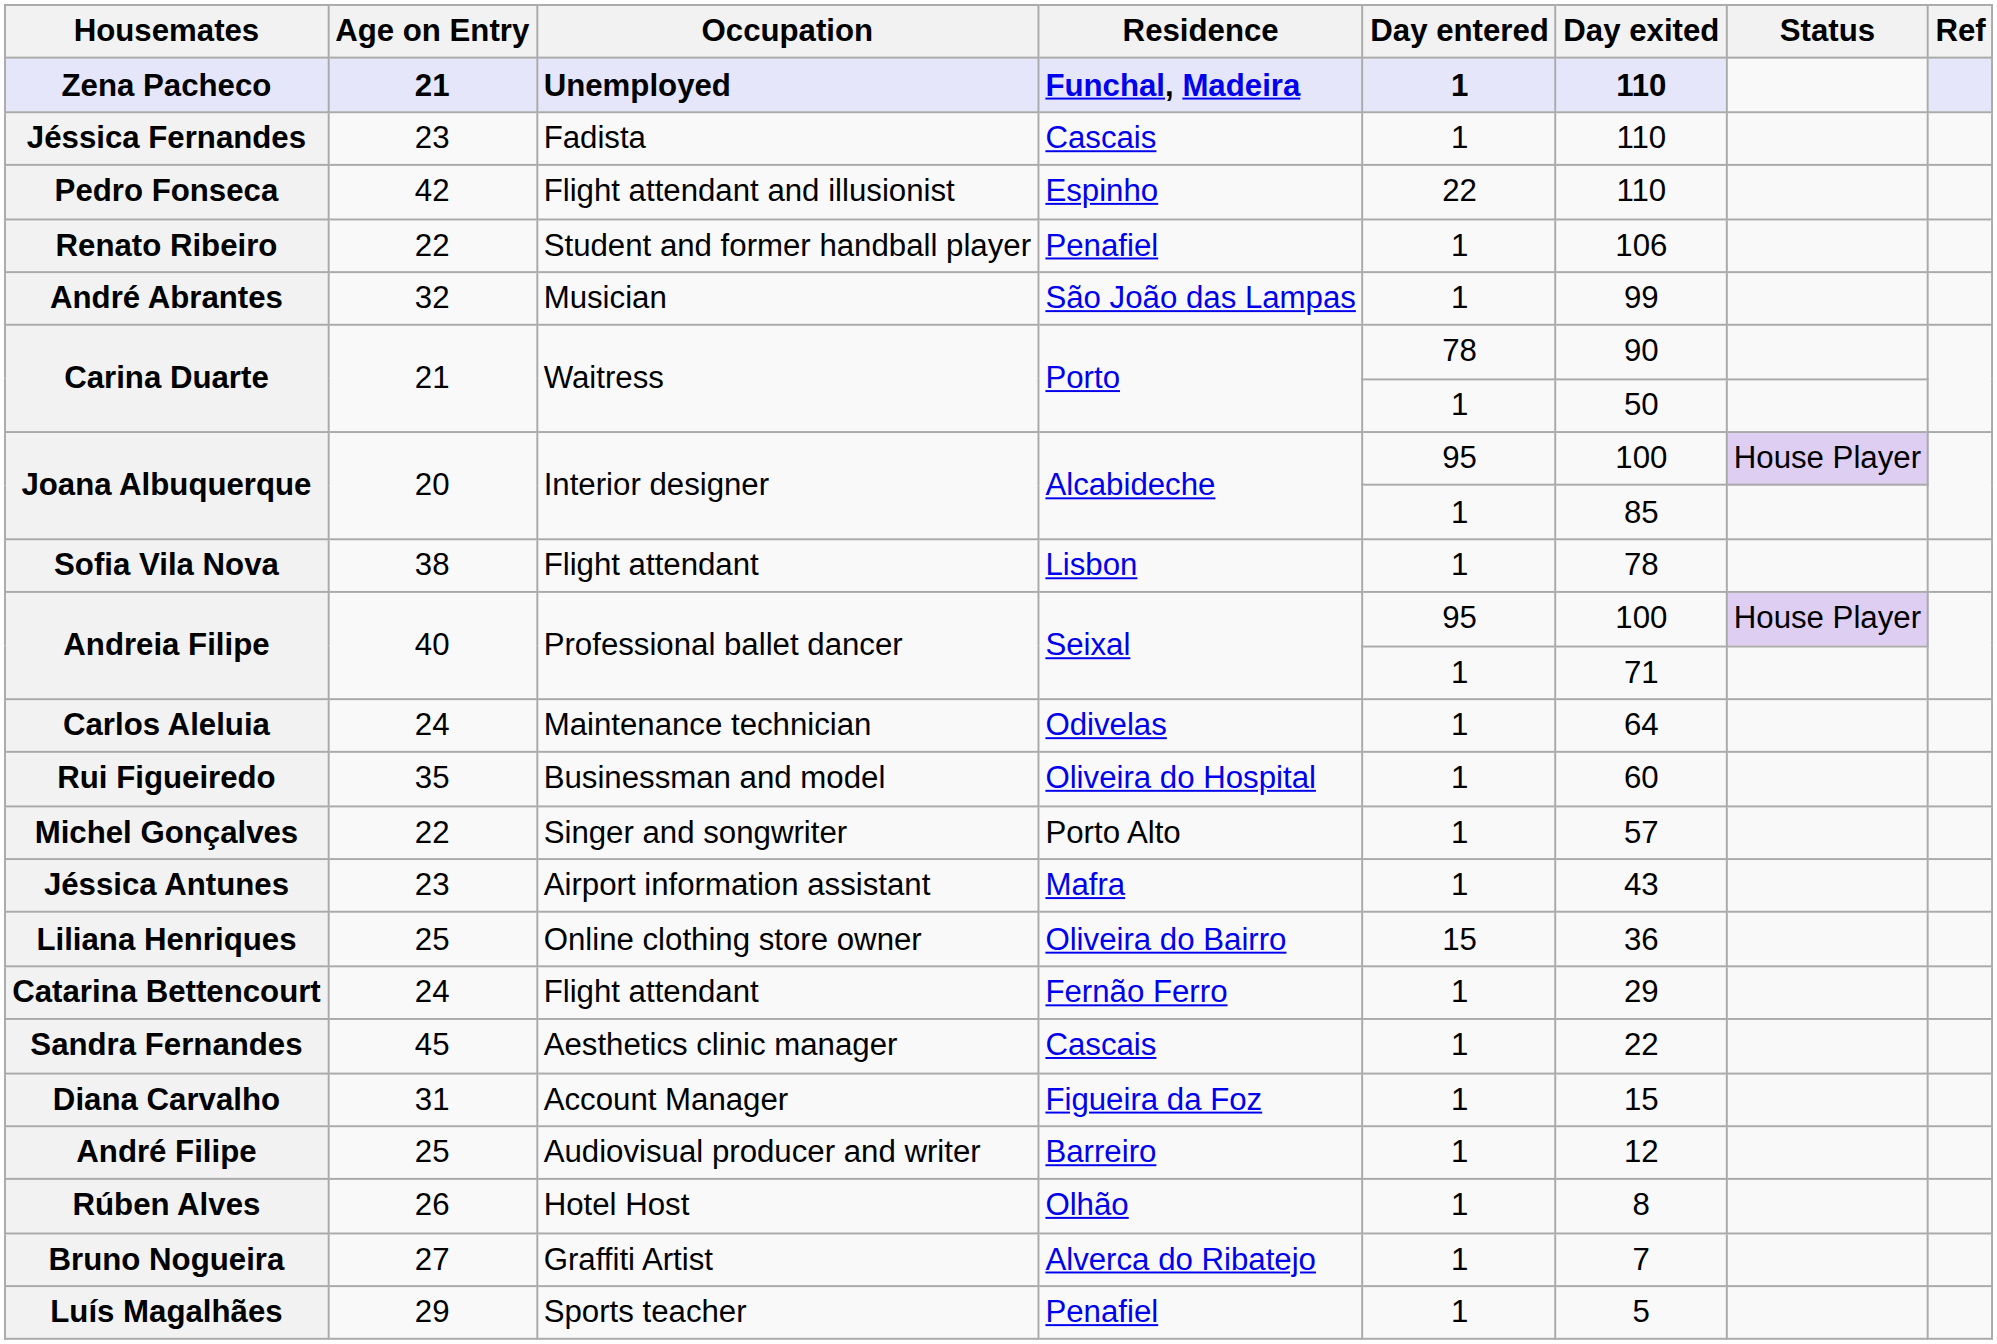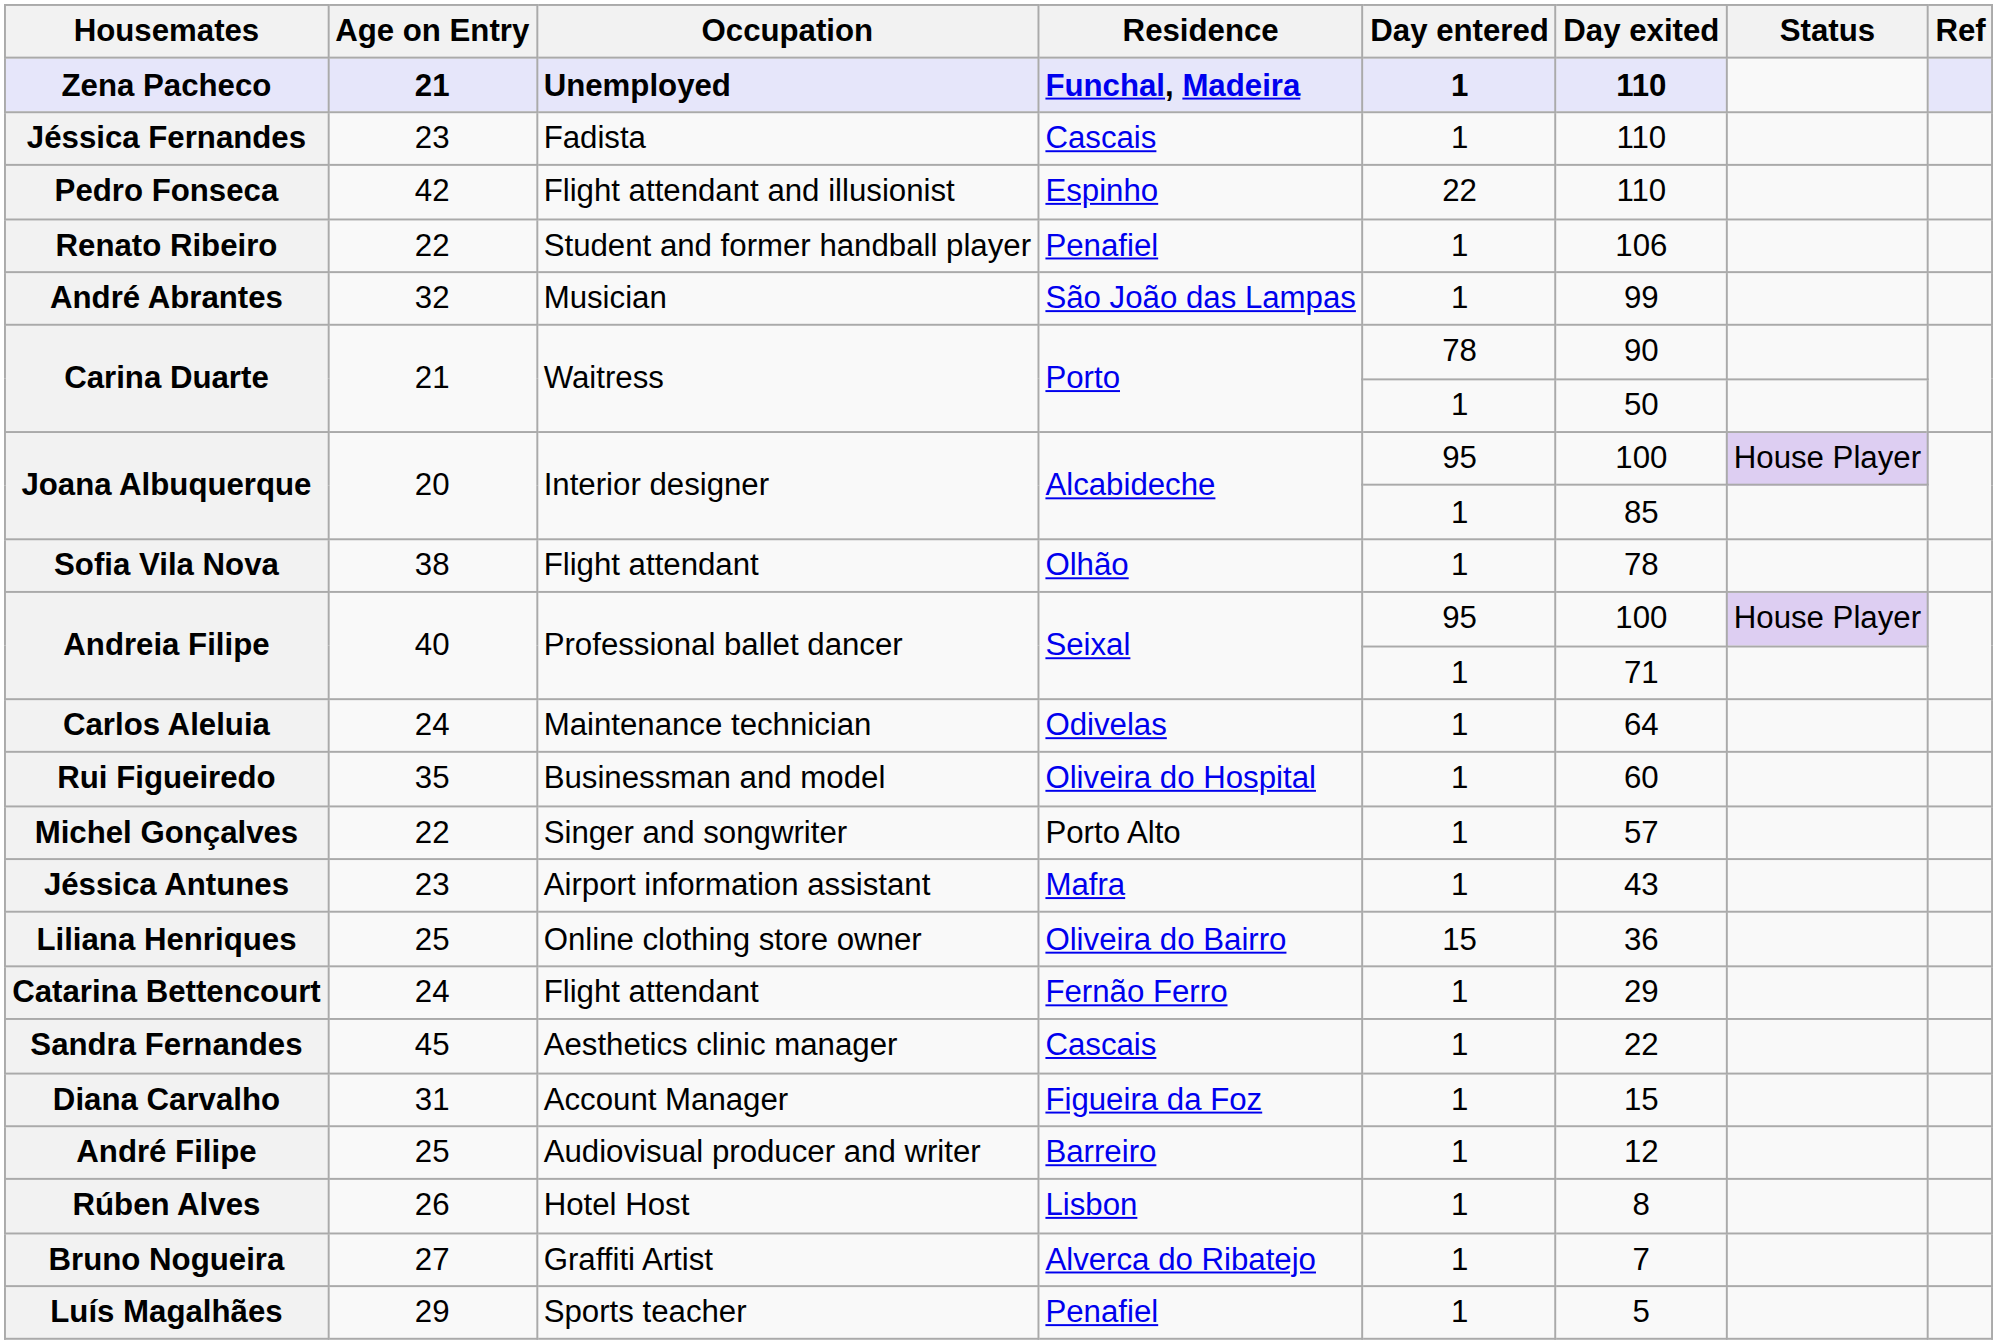(1091, 565) Lisbon -> (1087, 565) Olhão
(1087, 1205) Olhão -> (1091, 1205) Lisbon
